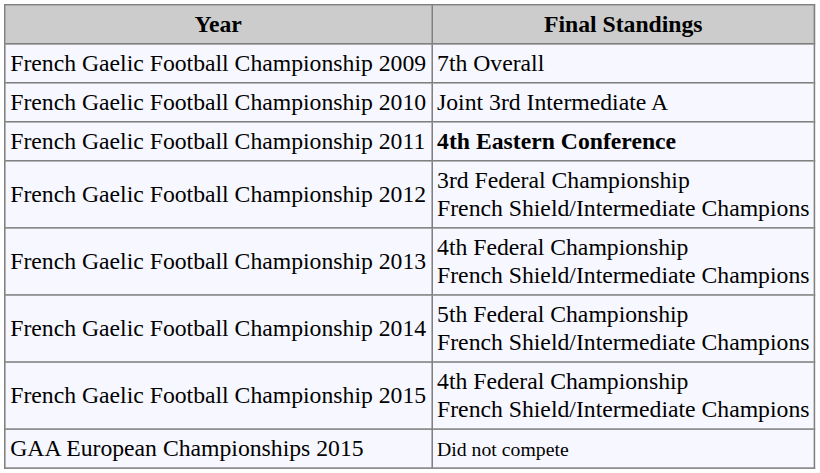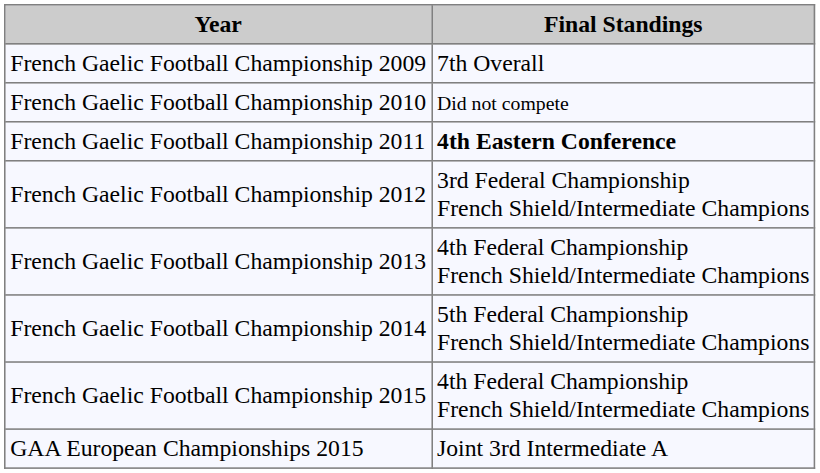(553, 101) Joint 3rd Intermediate A -> (503, 104) Did not compete
(503, 450) Did not compete -> (553, 448) Joint 3rd Intermediate A
